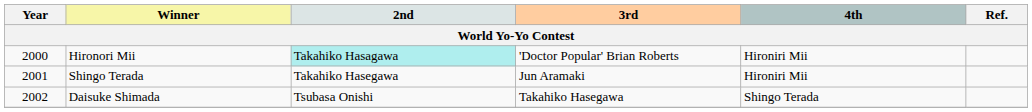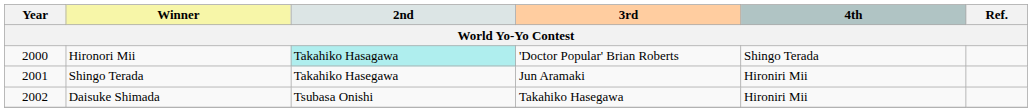(776, 55) Hironiri Mii -> (781, 55) Shingo Terada
(781, 96) Shingo Terada -> (776, 96) Hironiri Mii
